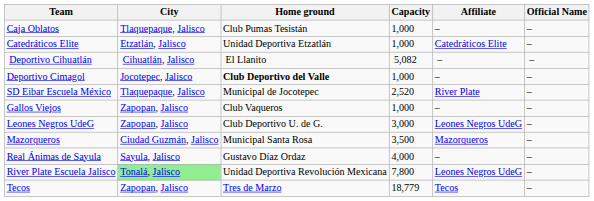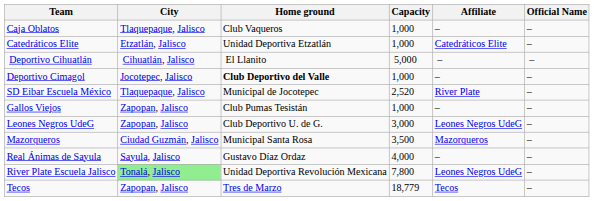(265, 28) Club Pumas Tesistán -> (253, 28) Club Vaqueros
(404, 60) 5,082 -> (404, 60) 5,000
(253, 108) Club Vaqueros -> (265, 108) Club Pumas Tesistán
